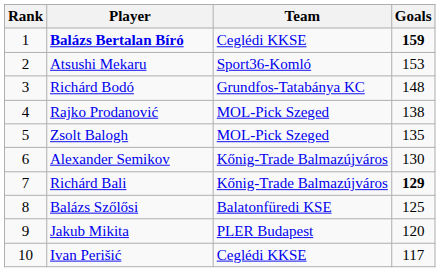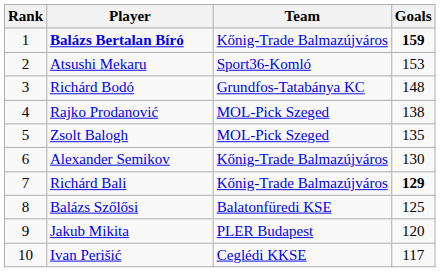(262, 40) Ceglédi KKSE -> (302, 40) Kőnig-Trade Balmazújváros
